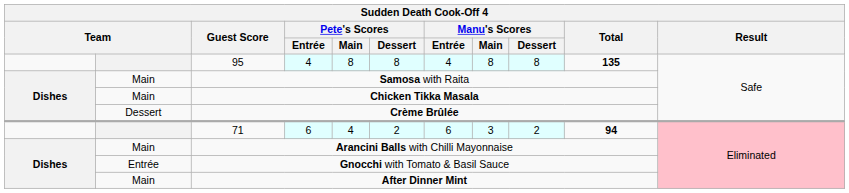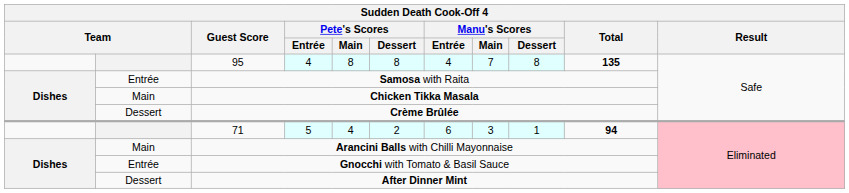(491, 63) 8 -> (491, 63) 7
(143, 79) Main -> (143, 79) Entrée
(308, 131) 6 -> (308, 131) 5
(537, 131) 2 -> (537, 131) 1
(143, 181) Main -> (143, 181) Dessert
